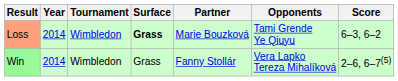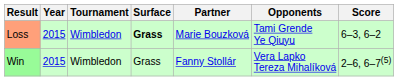(54, 34) 2014 -> (54, 34) 2015
(54, 62) 2014 -> (54, 62) 2015
